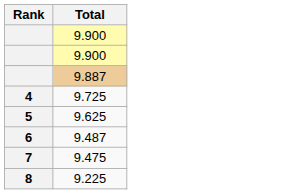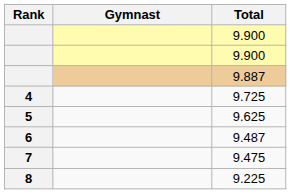+ column: (132, 15)
